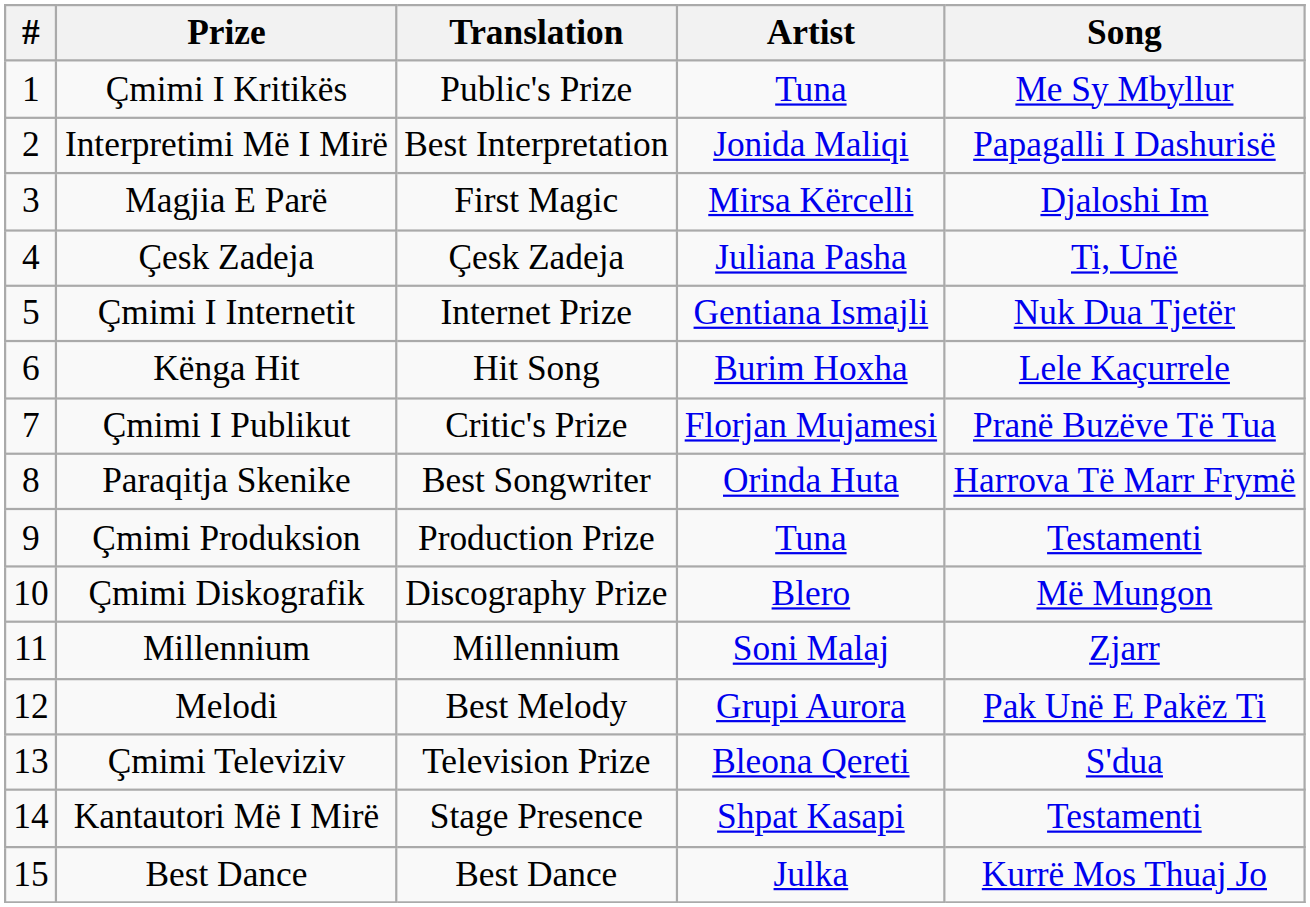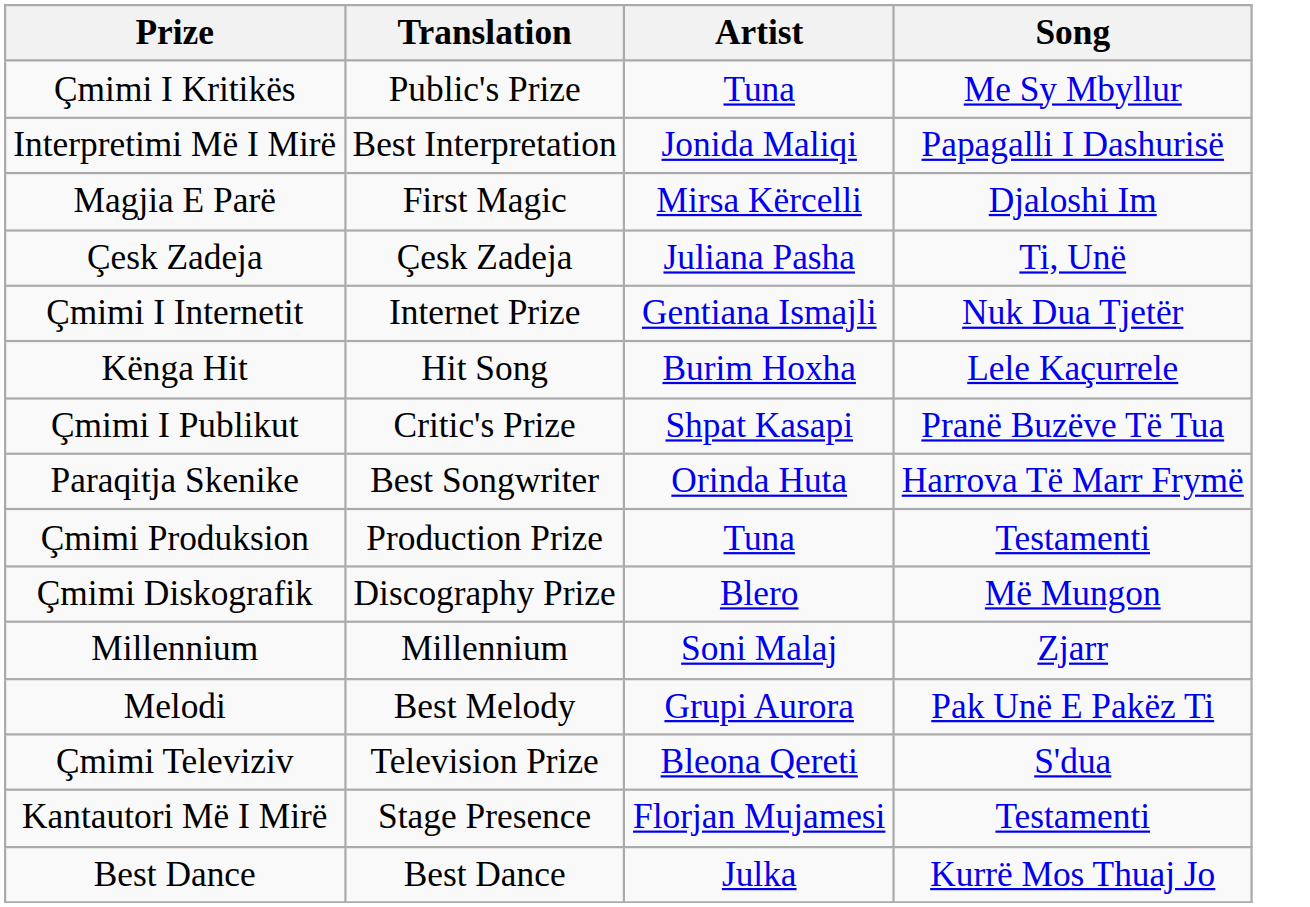- column: (31, 32)
(811, 425) Florjan Mujamesi -> (759, 425) Shpat Kasapi
(811, 817) Shpat Kasapi -> (759, 817) Florjan Mujamesi
